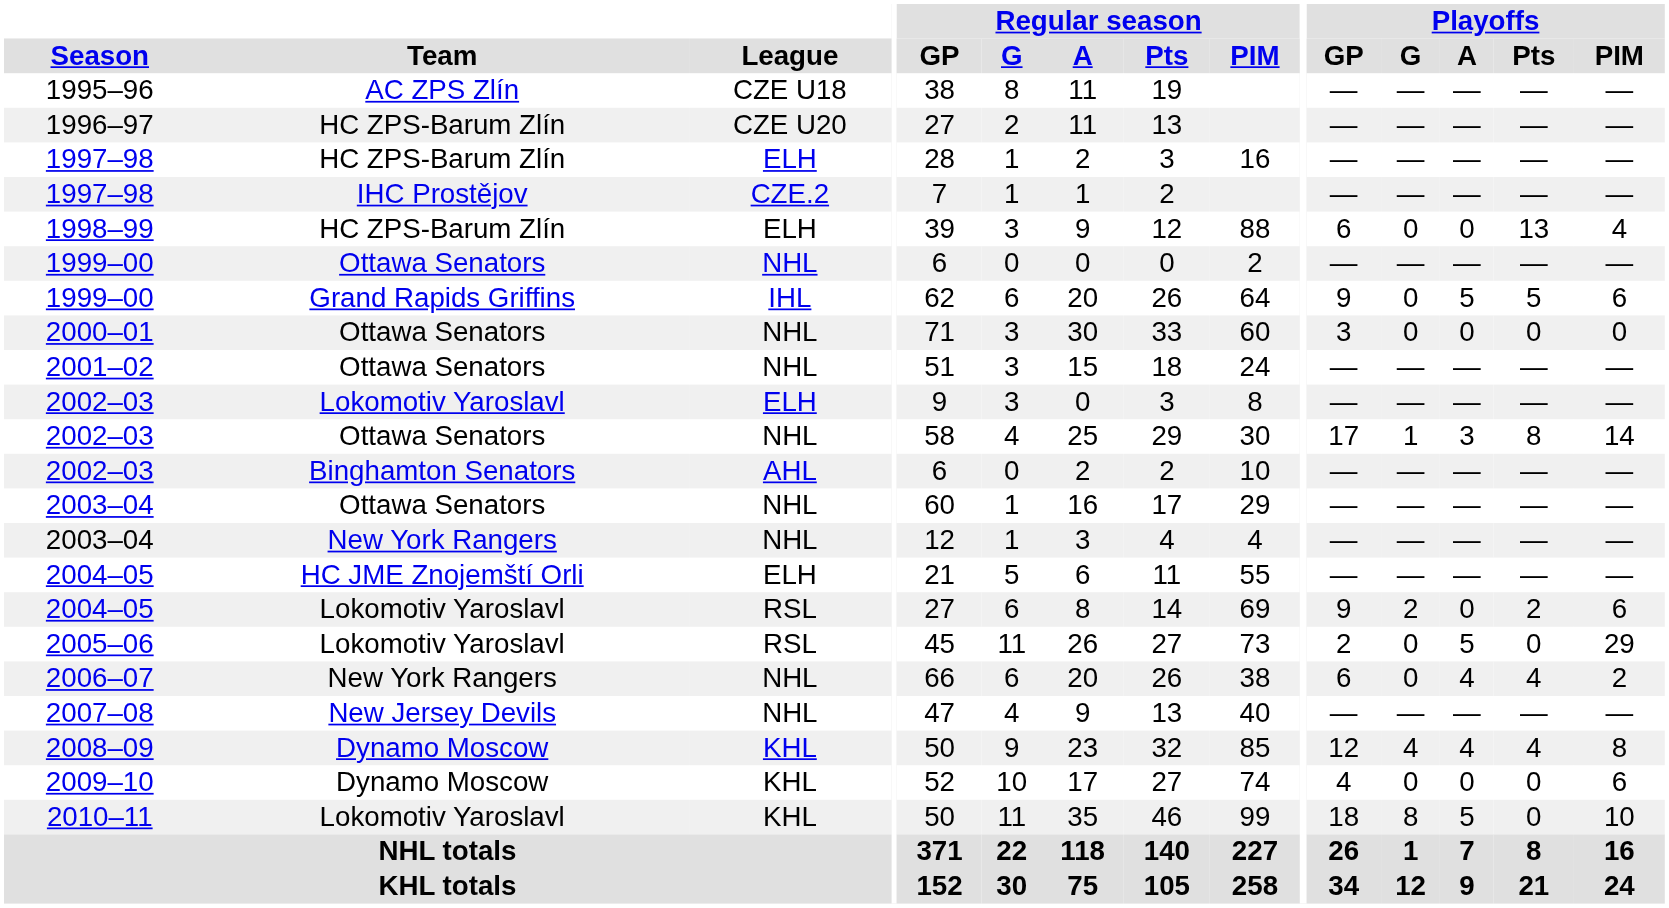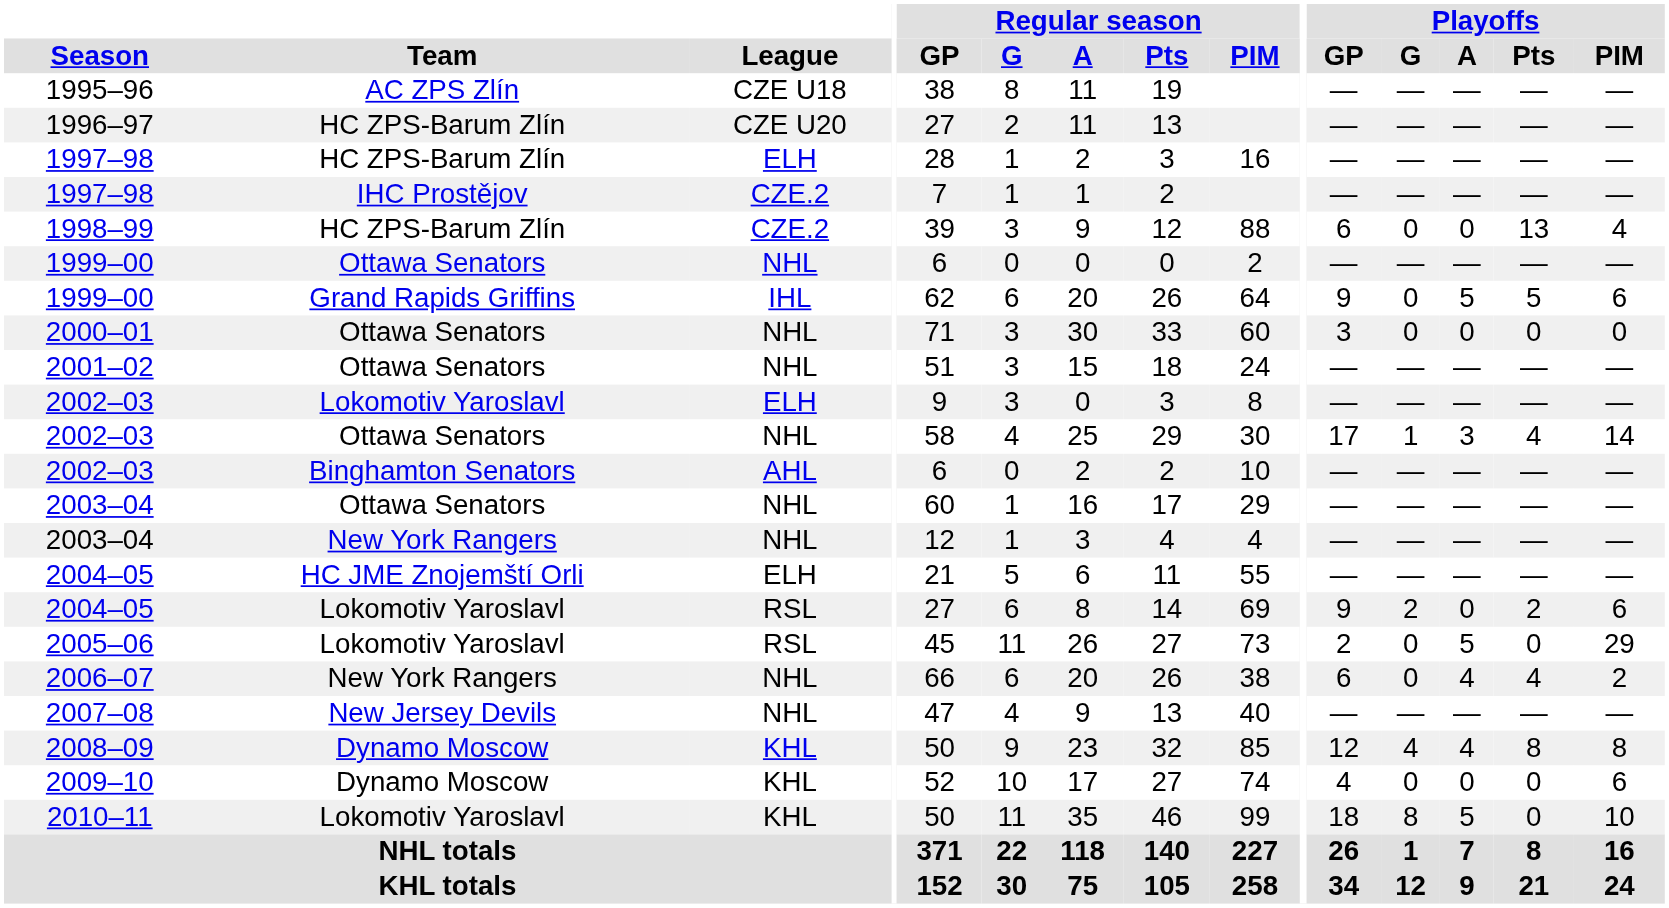(790, 228) ELH -> (790, 228) CZE.2
(1534, 436) 8 -> (1534, 436) 4
(1534, 747) 4 -> (1534, 747) 8
